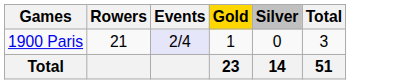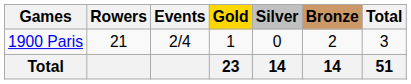+ column: (332, 16)
(180, 41) lavender background -> (180, 41) no background
